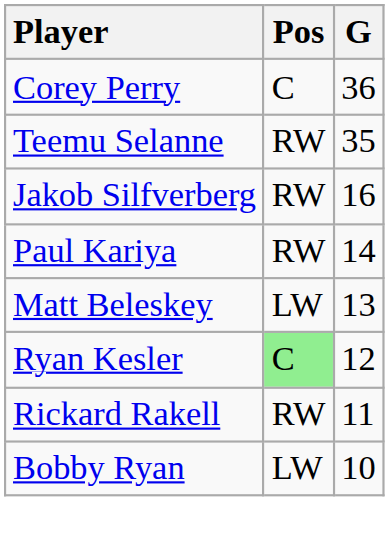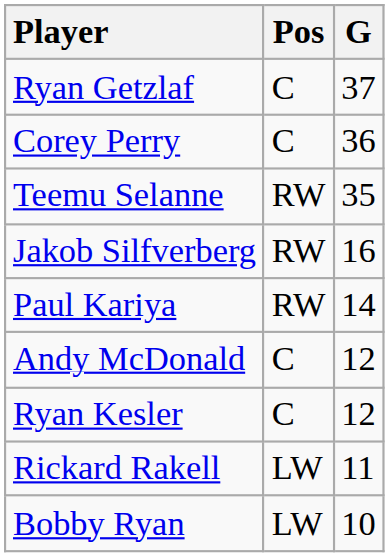+ row: (104, 86)
- row: (113, 304)
+ row: (129, 359)
(283, 359) lightgreen background -> (283, 413) no background
(299, 413) RW -> (297, 468) LW
